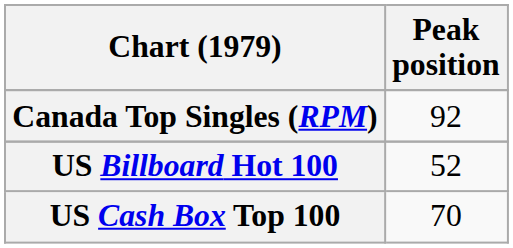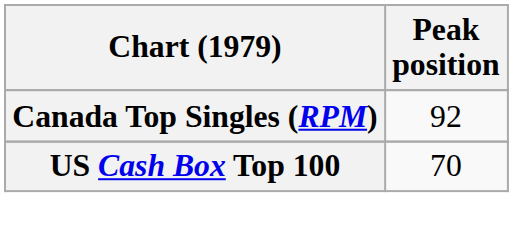- row: (195, 165)
